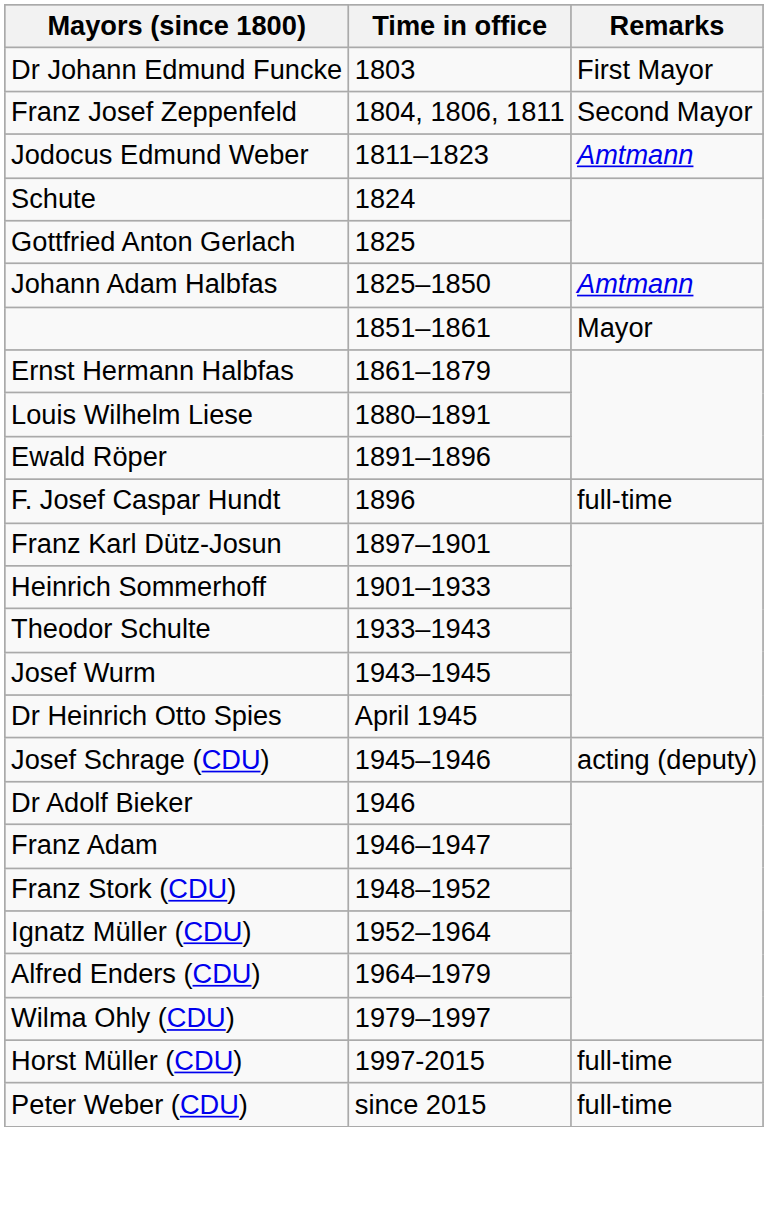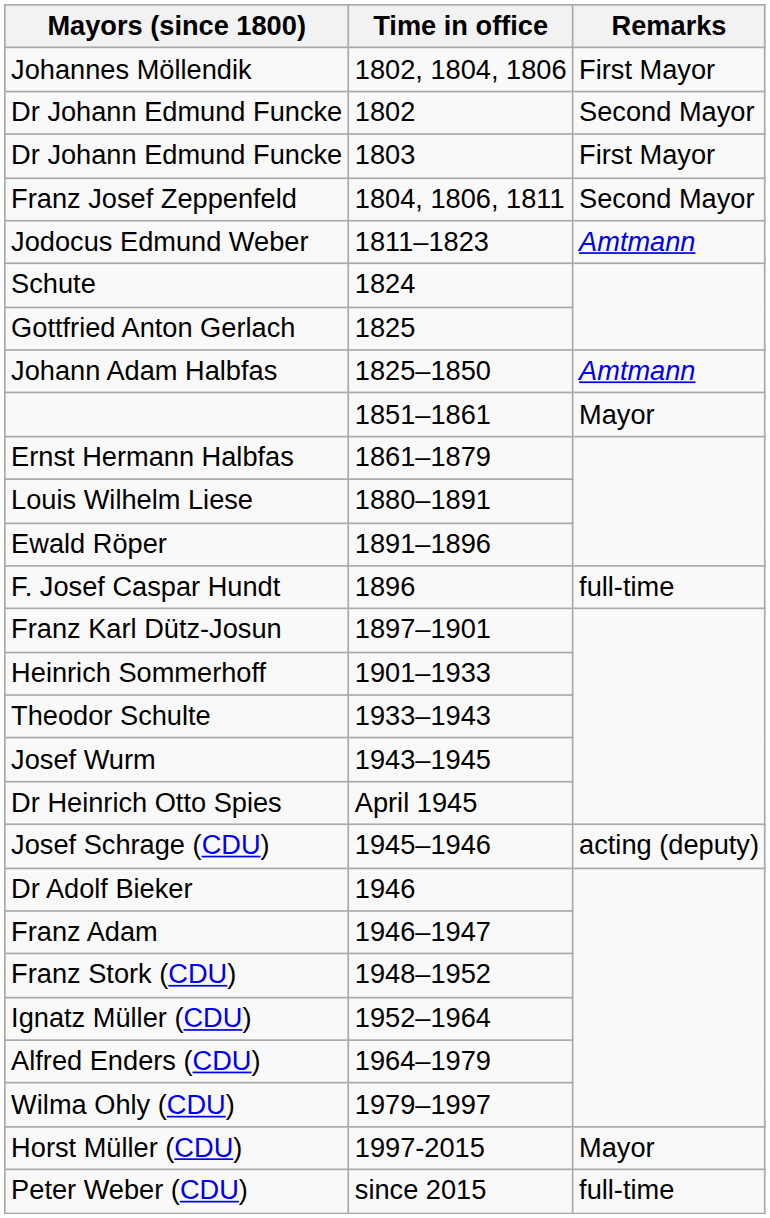+ row: (131, 69)
+ row: (177, 112)
(625, 1061) full-time -> (617, 1147) Mayor
